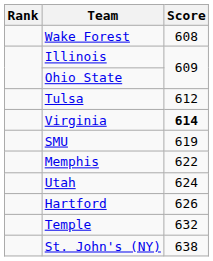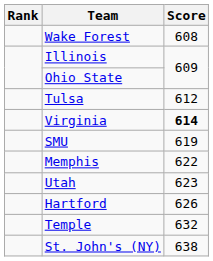(186, 183) 624 -> (186, 183) 623
